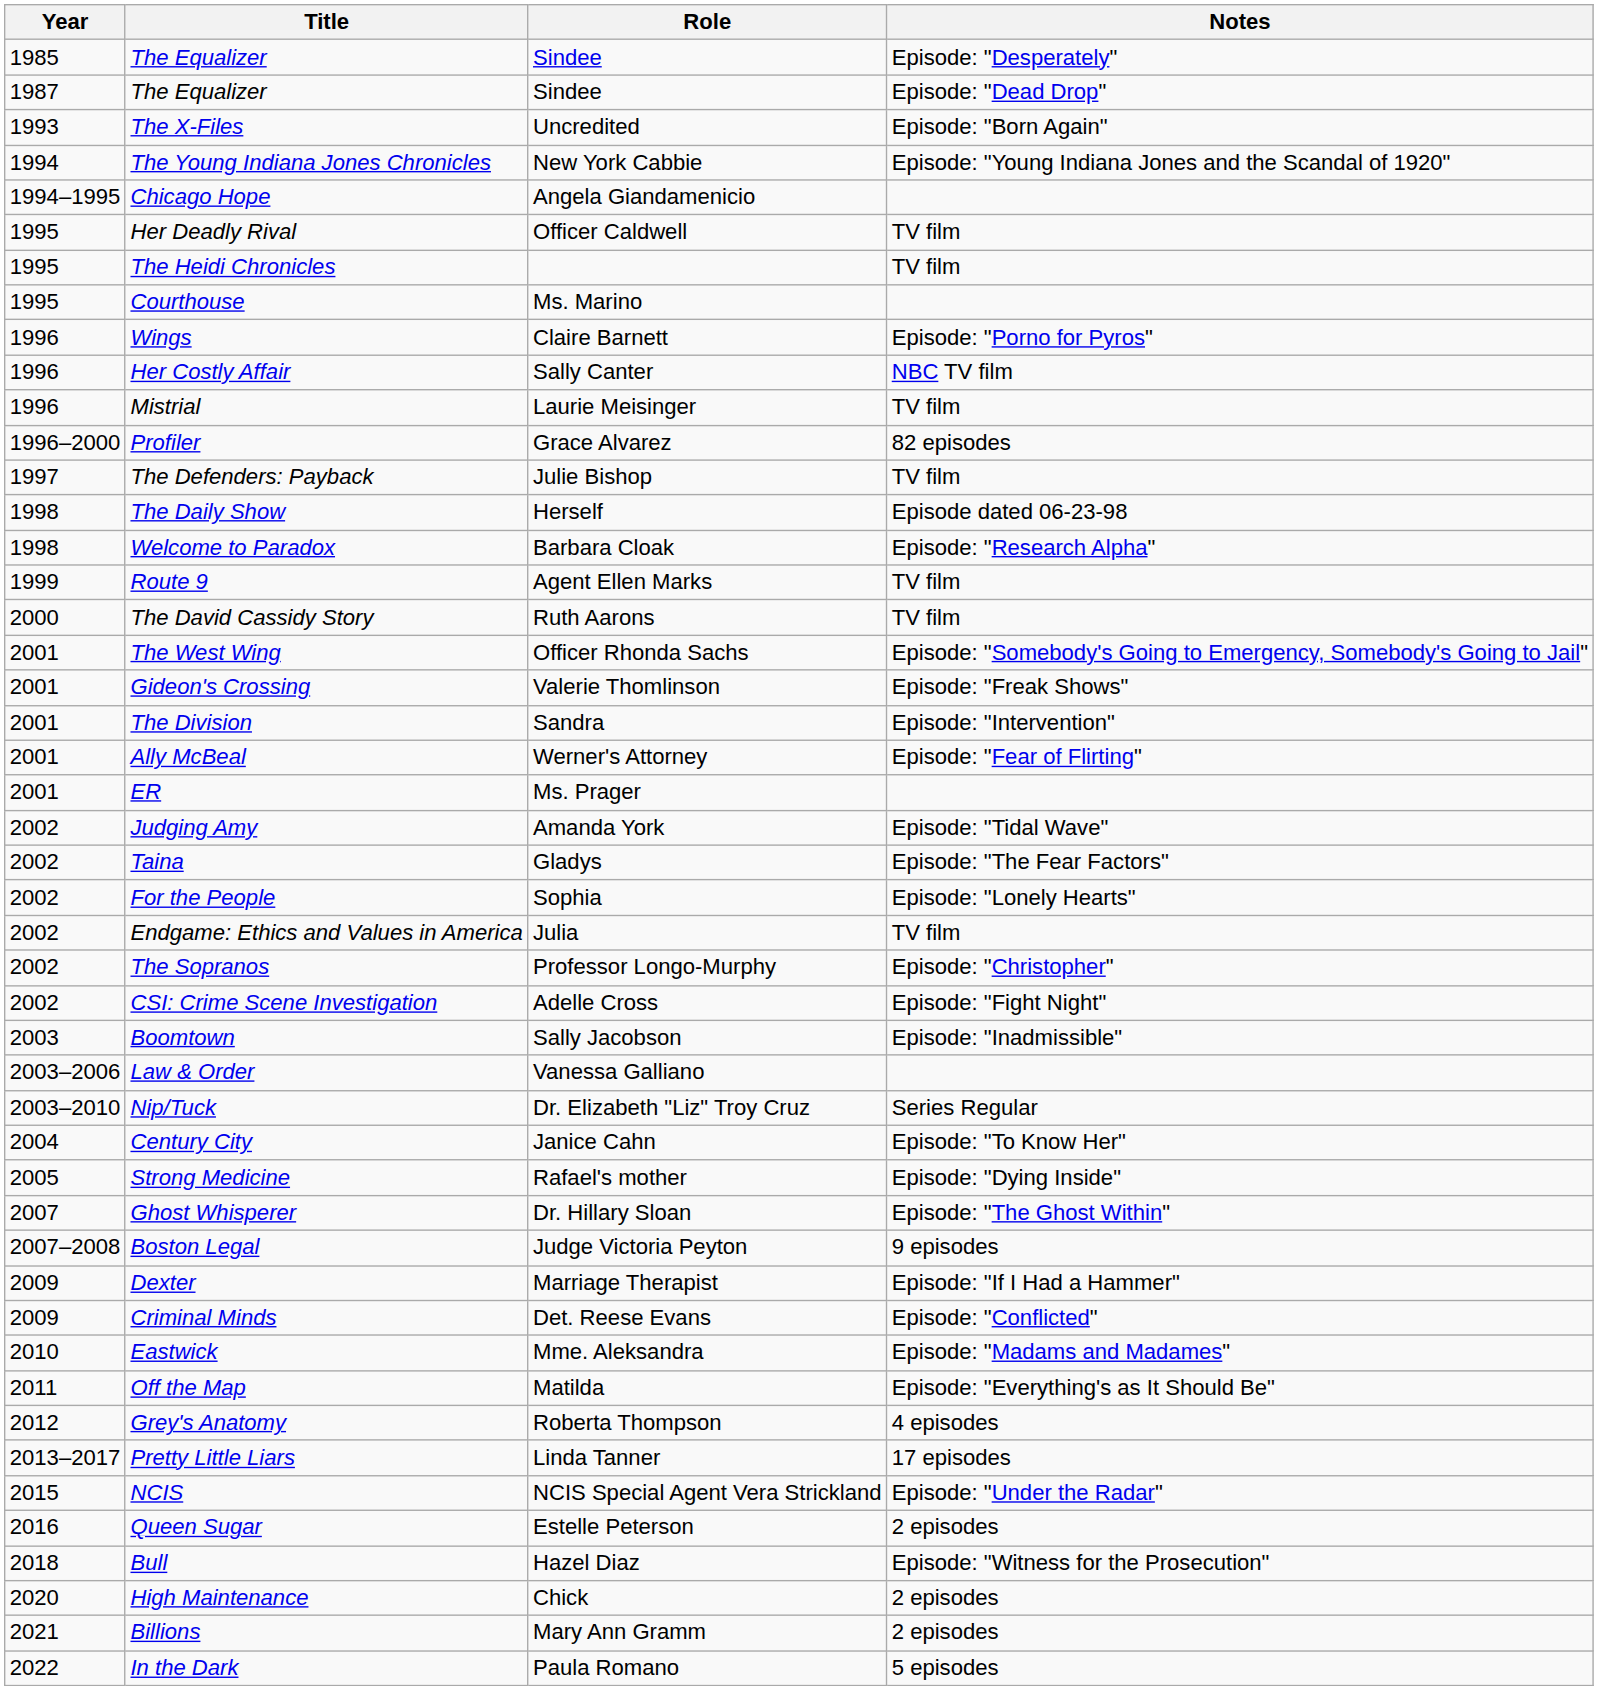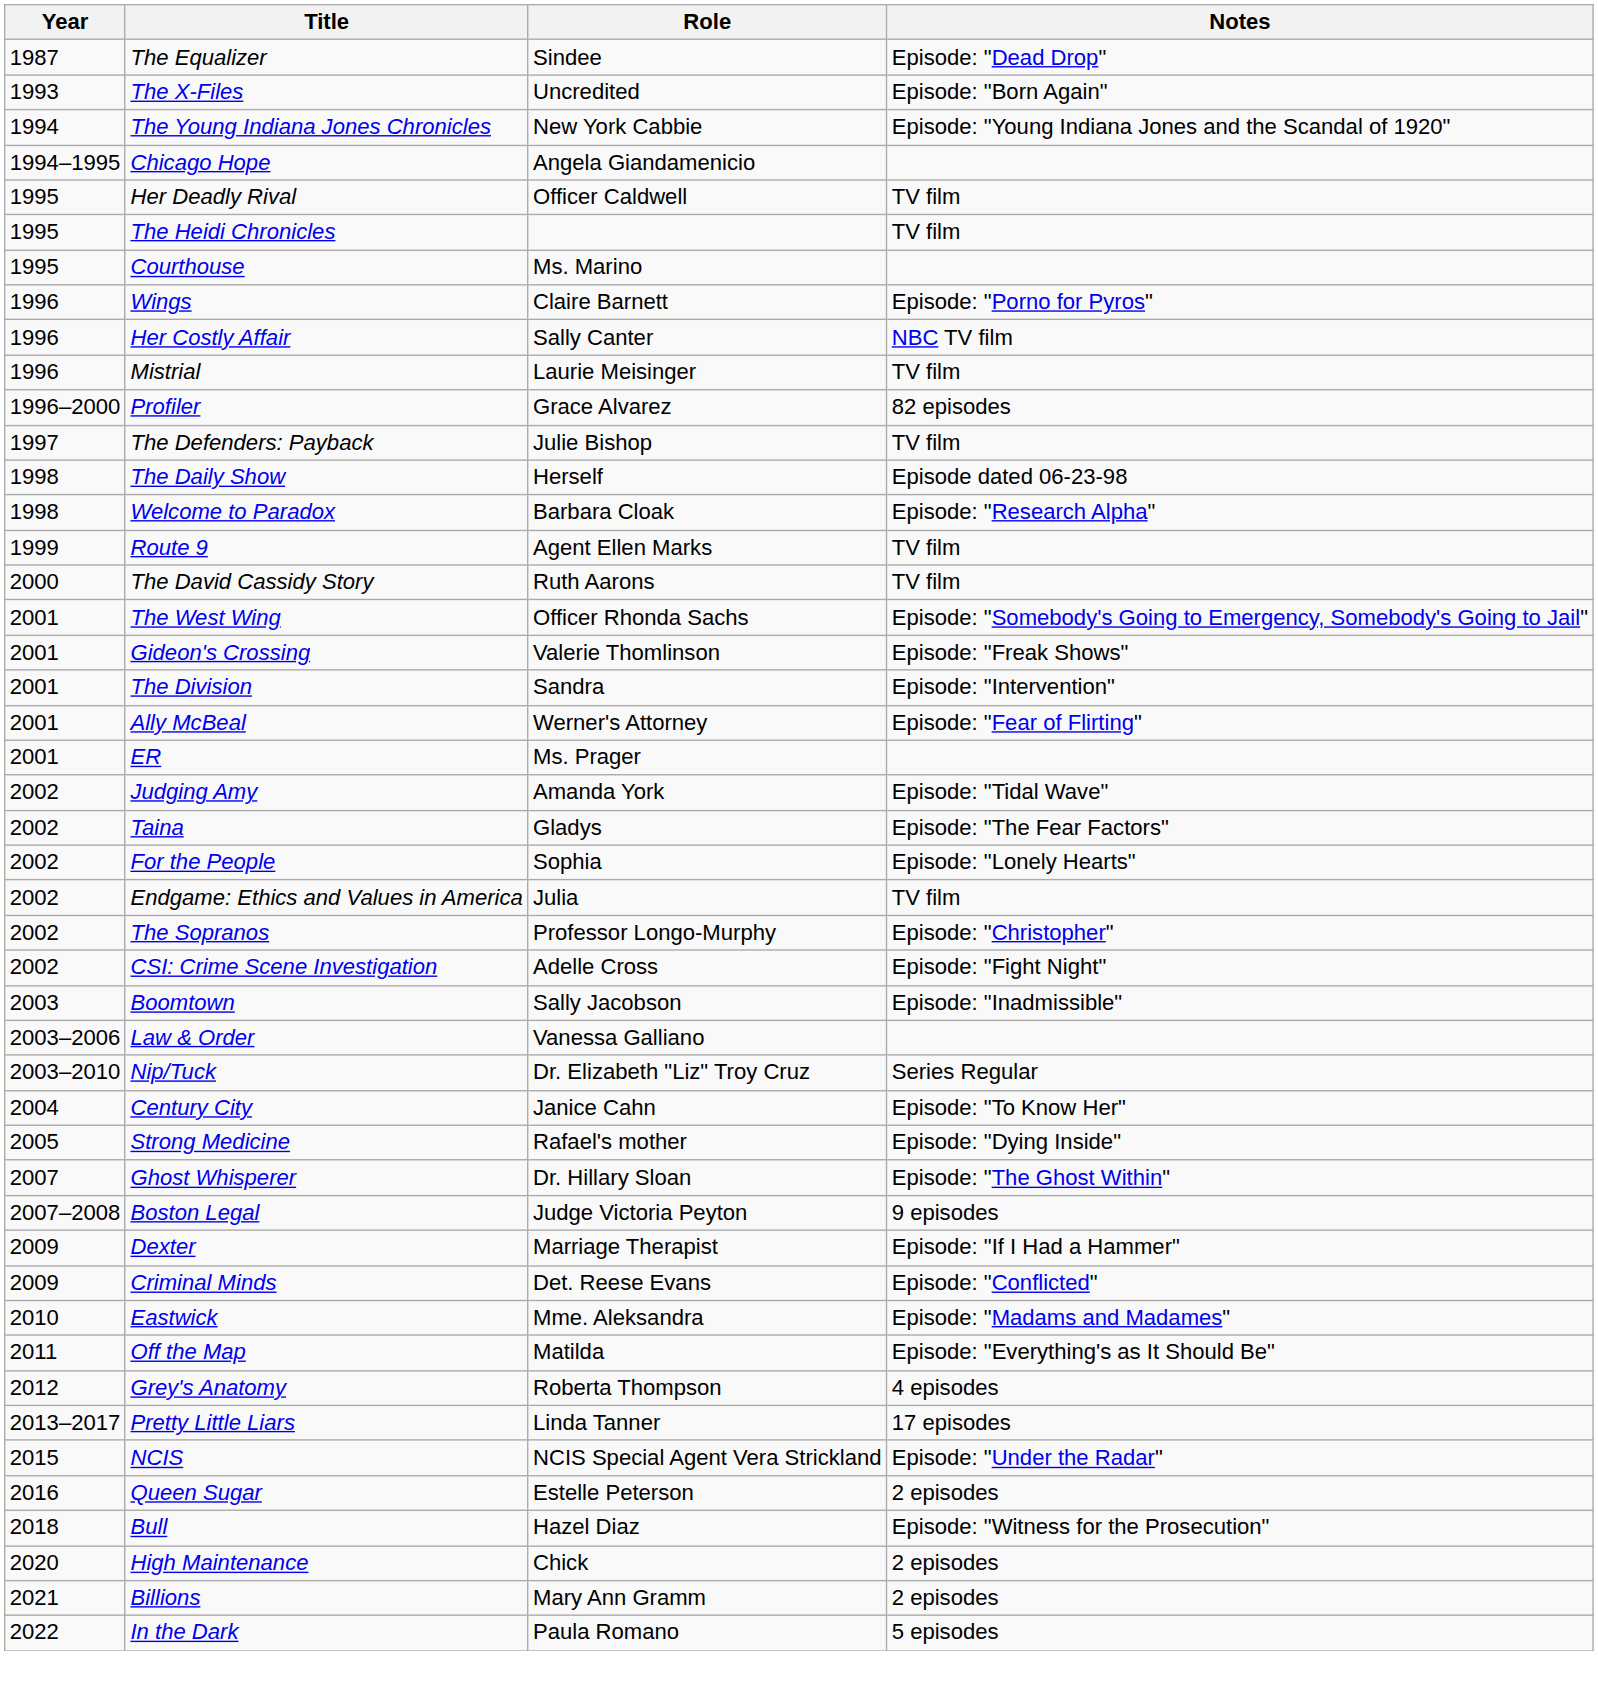- row: (199, 57)
